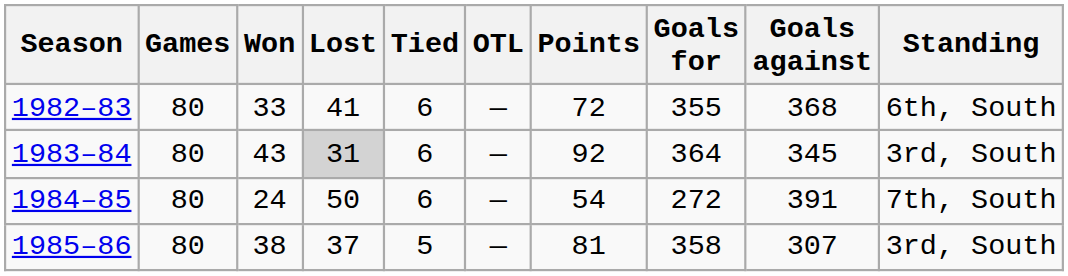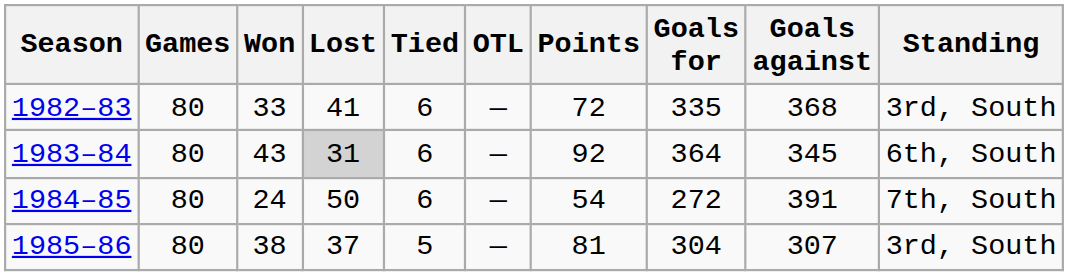(696, 108) 355 -> (696, 108) 335
(971, 108) 6th, South -> (971, 108) 3rd, South
(971, 154) 3rd, South -> (971, 154) 6th, South
(696, 247) 358 -> (696, 247) 304
